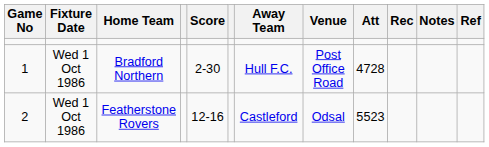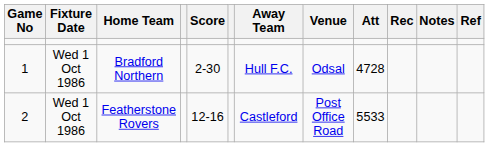(328, 68) Post Office Road -> (328, 68) Odsal
(328, 117) Odsal -> (328, 117) Post Office Road
(370, 117) 5523 -> (370, 117) 5533
